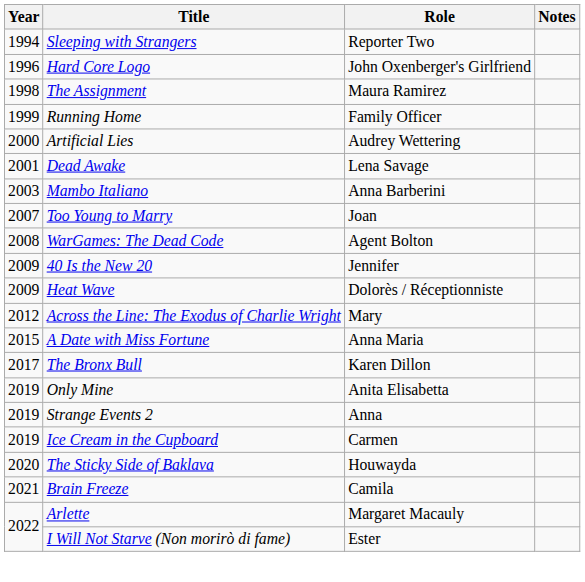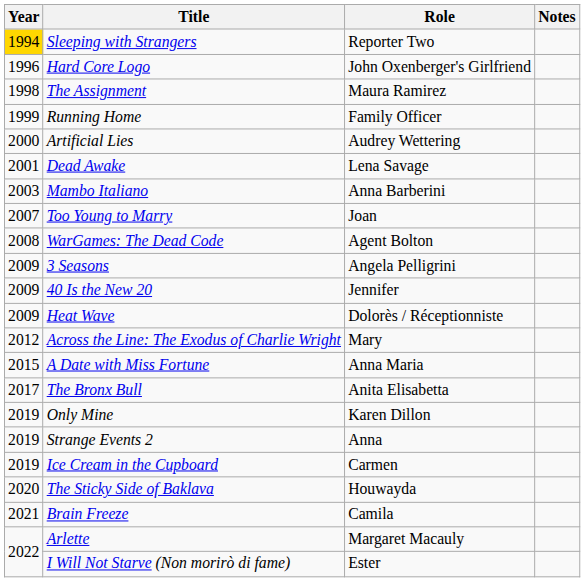(24, 41) no background -> (24, 41) gold background
+ row: (78, 265)
(389, 365) Karen Dillon -> (398, 389) Anita Elisabetta
(398, 389) Anita Elisabetta -> (389, 414) Karen Dillon
